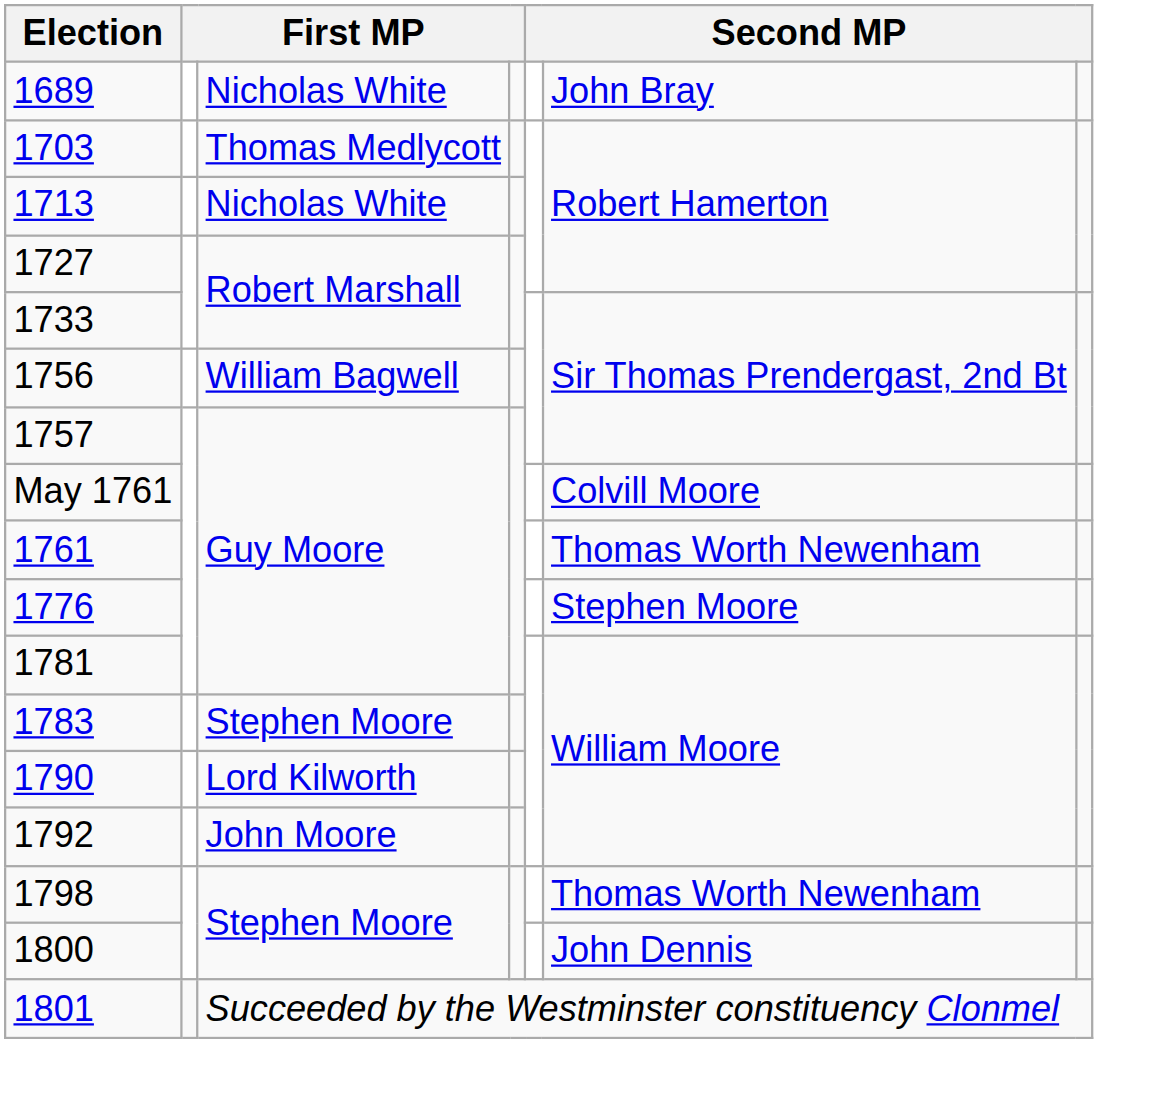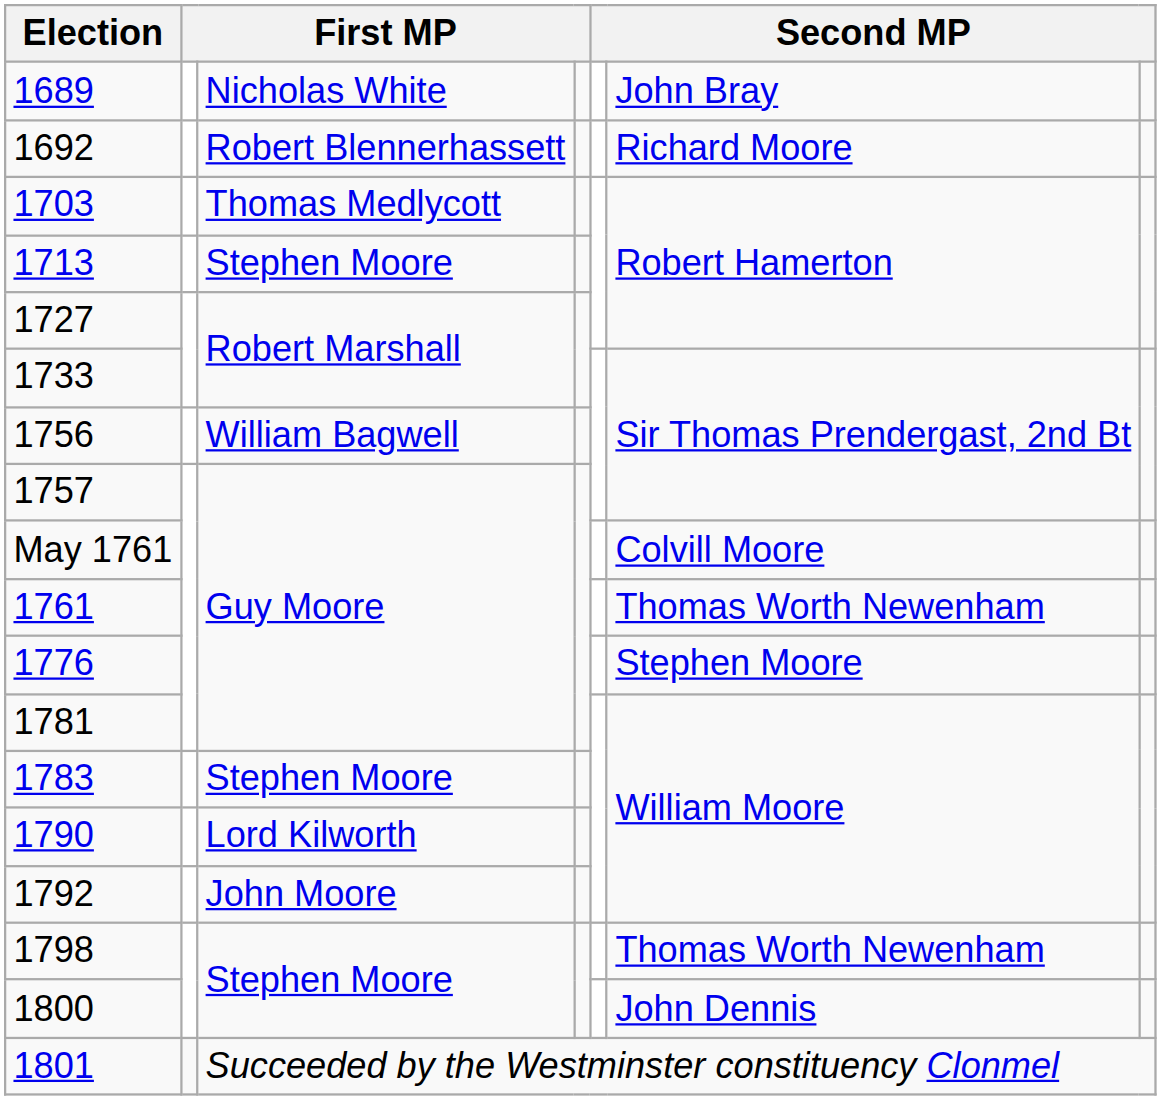+ row: (54, 147)
(326, 205) Nicholas White -> (329, 262) Stephen Moore
